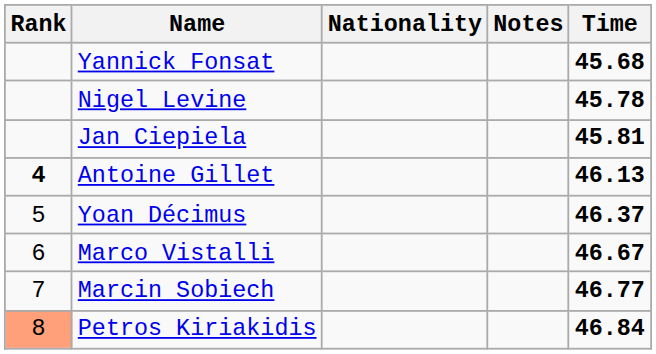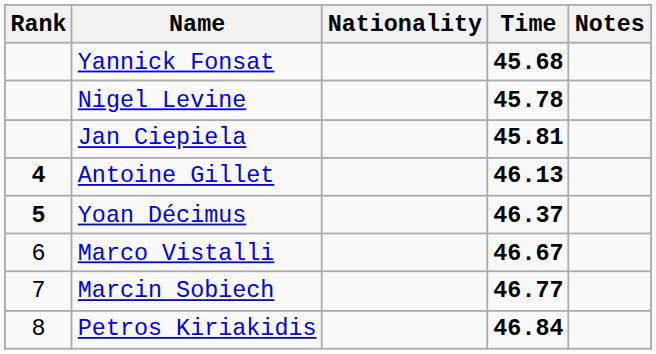columns swapped: (610, 24) <-> (528, 24)
(39, 215) normal -> (39, 215) bold
(39, 329) lightsalmon background -> (39, 329) no background
